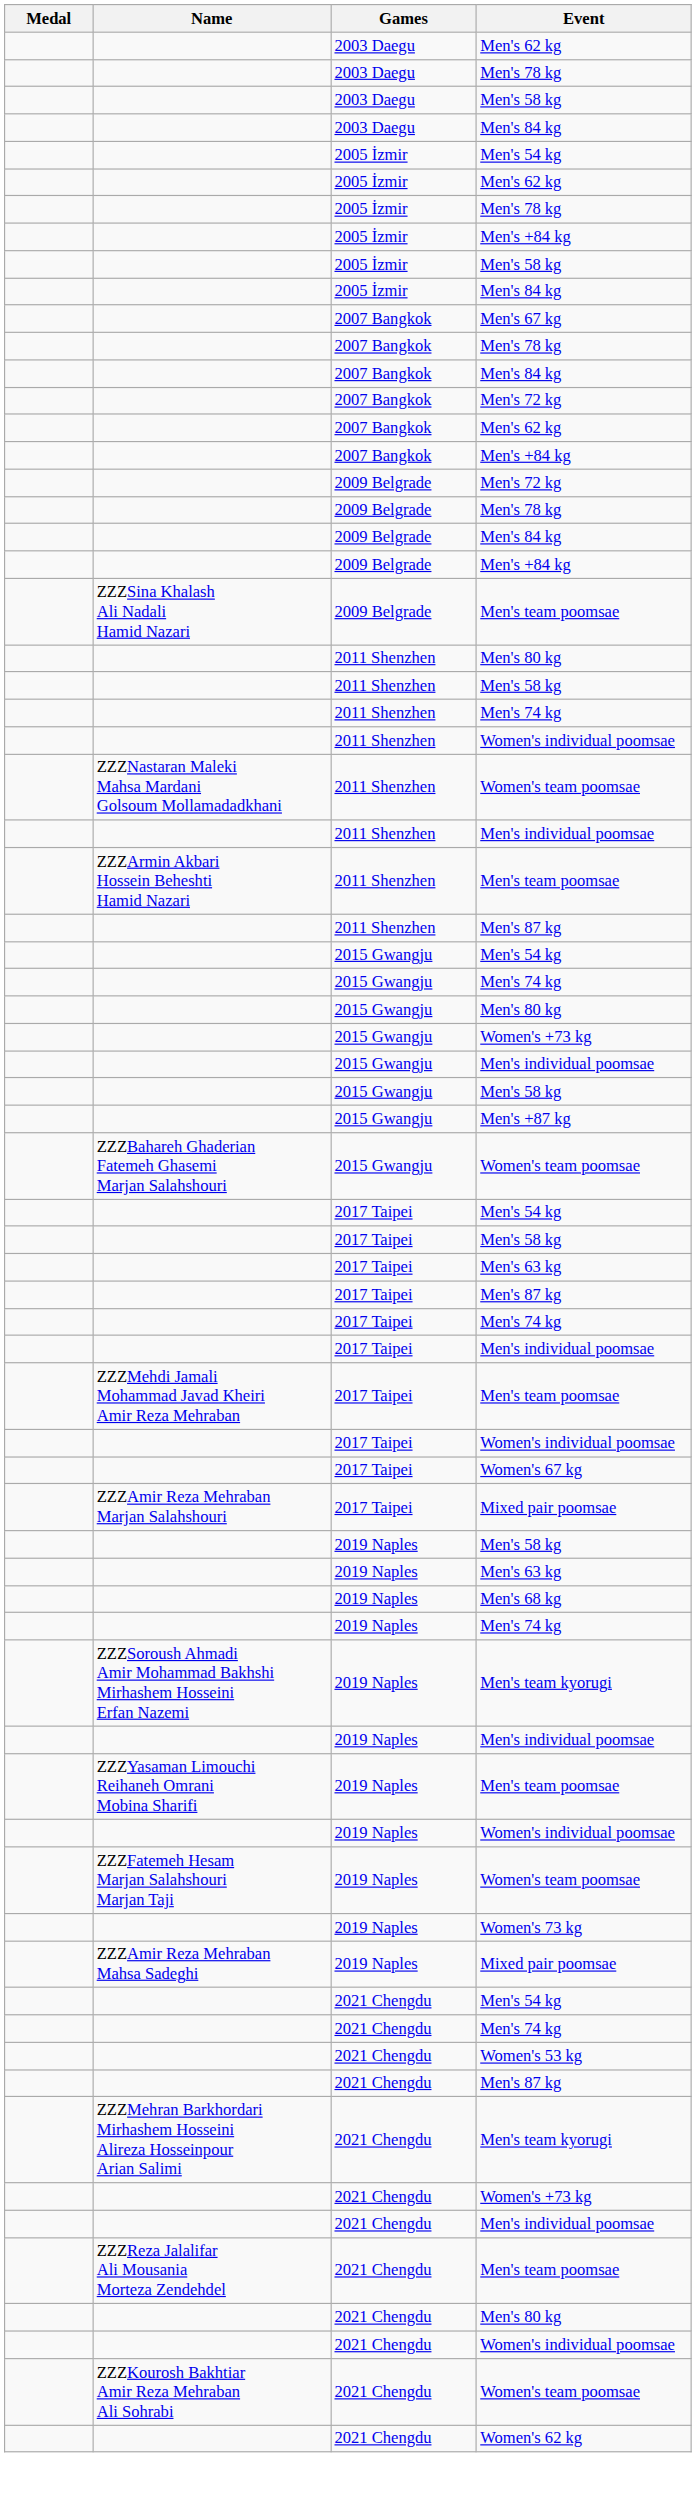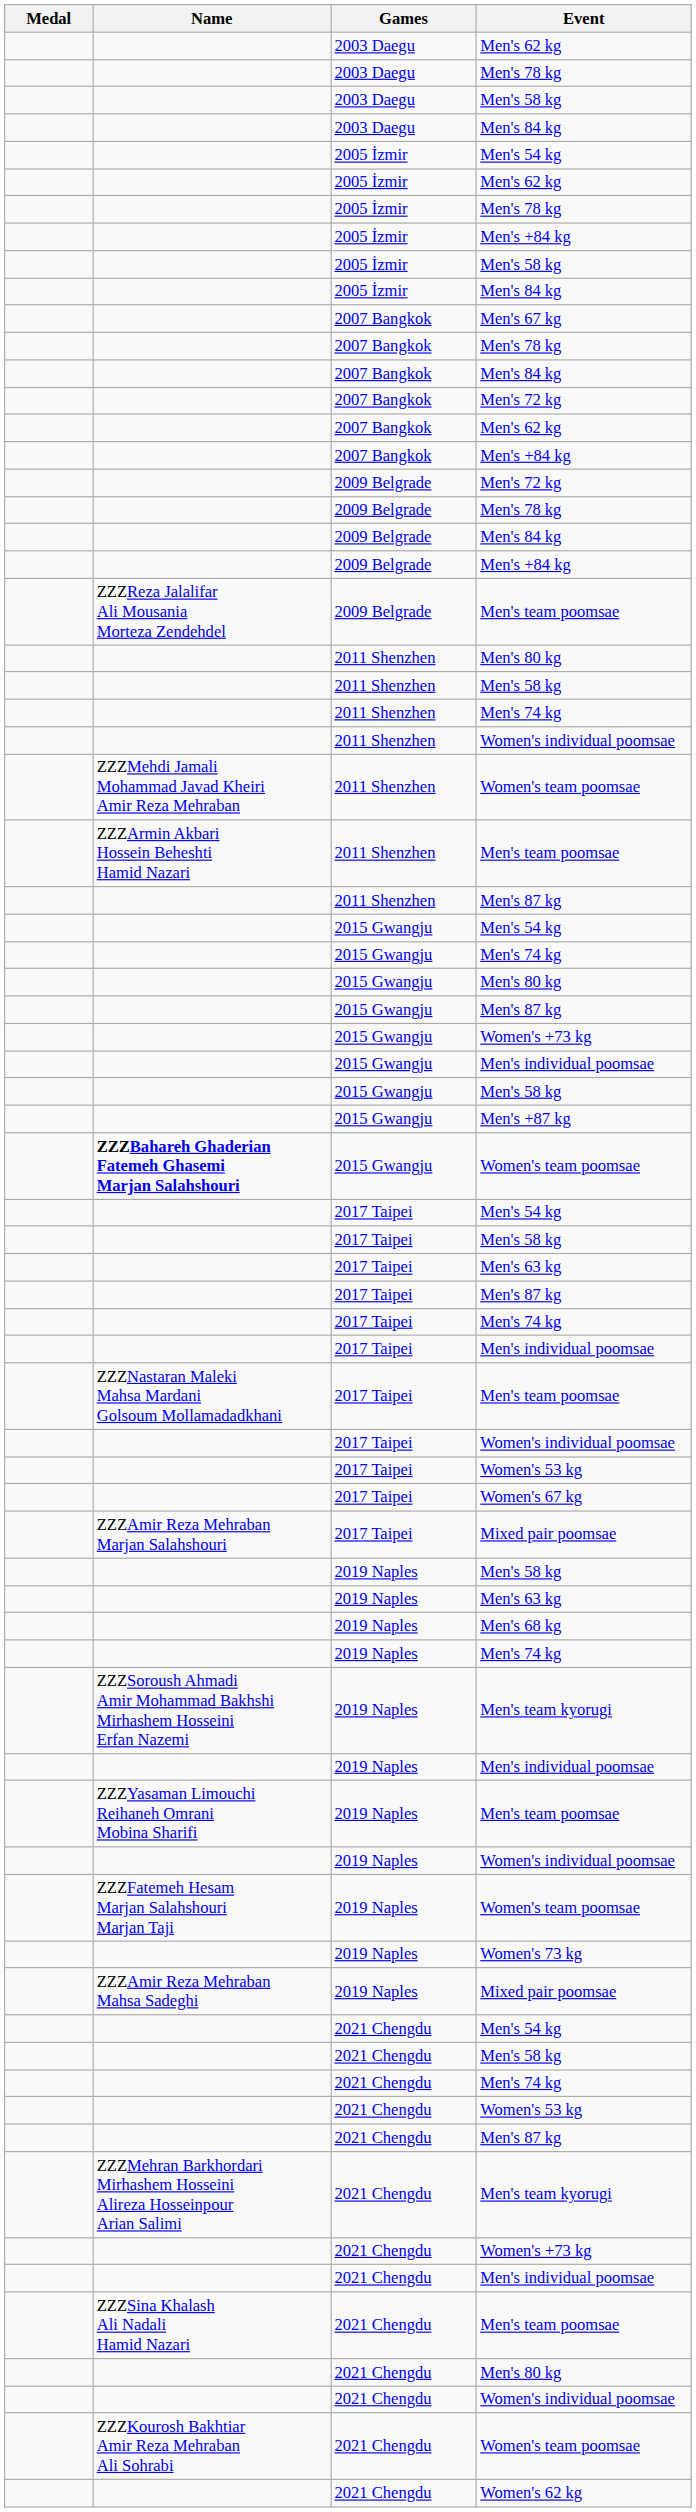(156, 611) ZZZSina Khalash Ali Nadali Hamid Nazari -> (161, 611) ZZZReza Jalalifar Ali Mousania Morteza Zendehdel
(189, 787) ZZZNastaran Maleki Mahsa Mardani Golsoum Mollamadadkhani -> (181, 787) ZZZMehdi Jamali Mohammad Javad Kheiri Amir Reza Mehraban
- row: (385, 834)
+ row: (383, 1009)
(176, 1165) normal -> (184, 1165) bold
(181, 1396) ZZZMehdi Jamali Mohammad Javad Kheiri Amir Reza Mehraban -> (189, 1396) ZZZNastaran Maleki Mahsa Mardani Golsoum Mollamadadkhani
+ row: (374, 1470)
+ row: (383, 2056)
(161, 2270) ZZZReza Jalalifar Ali Mousania Morteza Zendehdel -> (156, 2325) ZZZSina Khalash Ali Nadali Hamid Nazari
